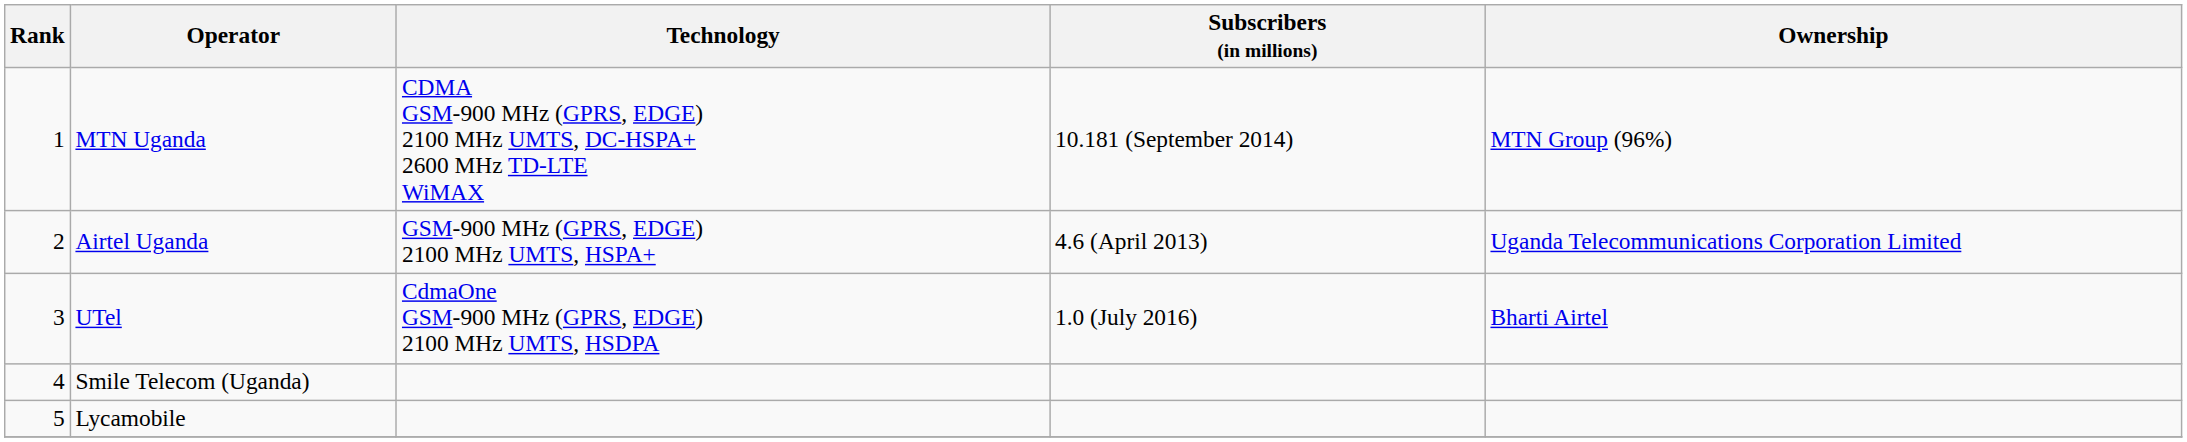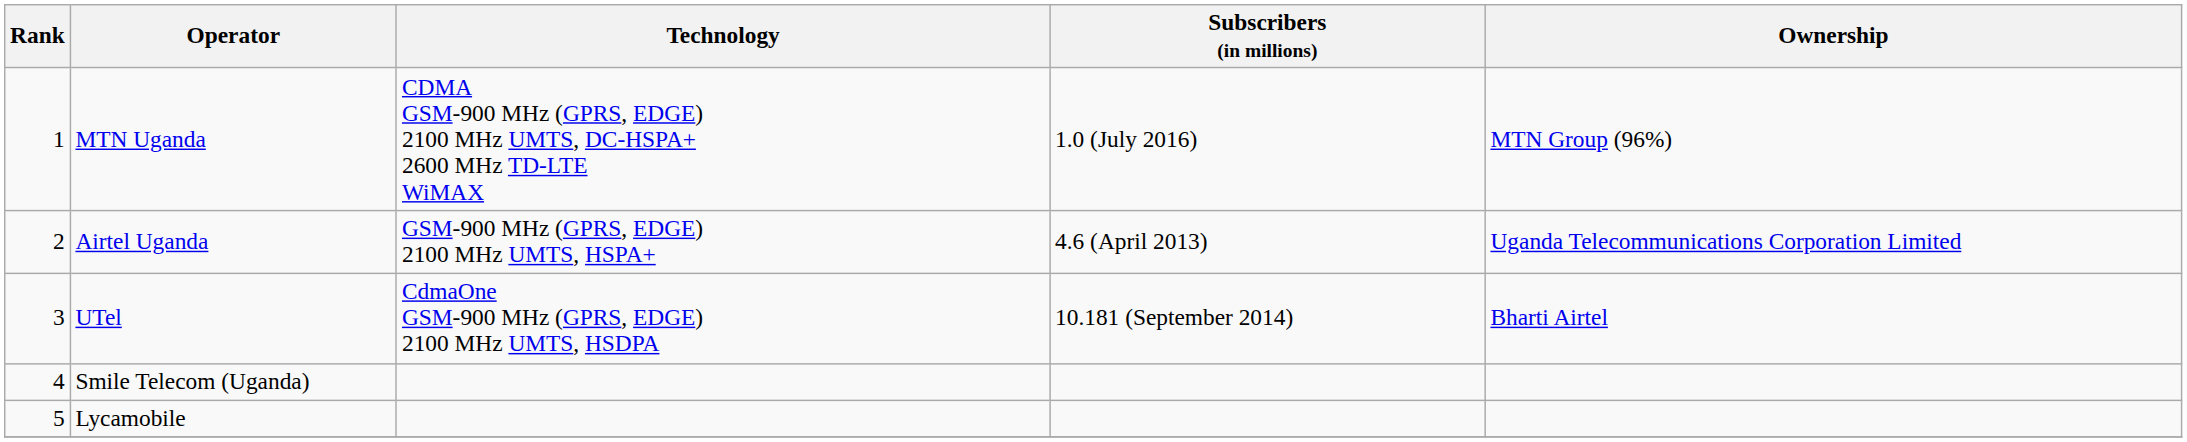(1174, 138) 10.181 (September 2014) -> (1126, 138) 1.0 (July 2016)
(1126, 318) 1.0 (July 2016) -> (1174, 318) 10.181 (September 2014)
